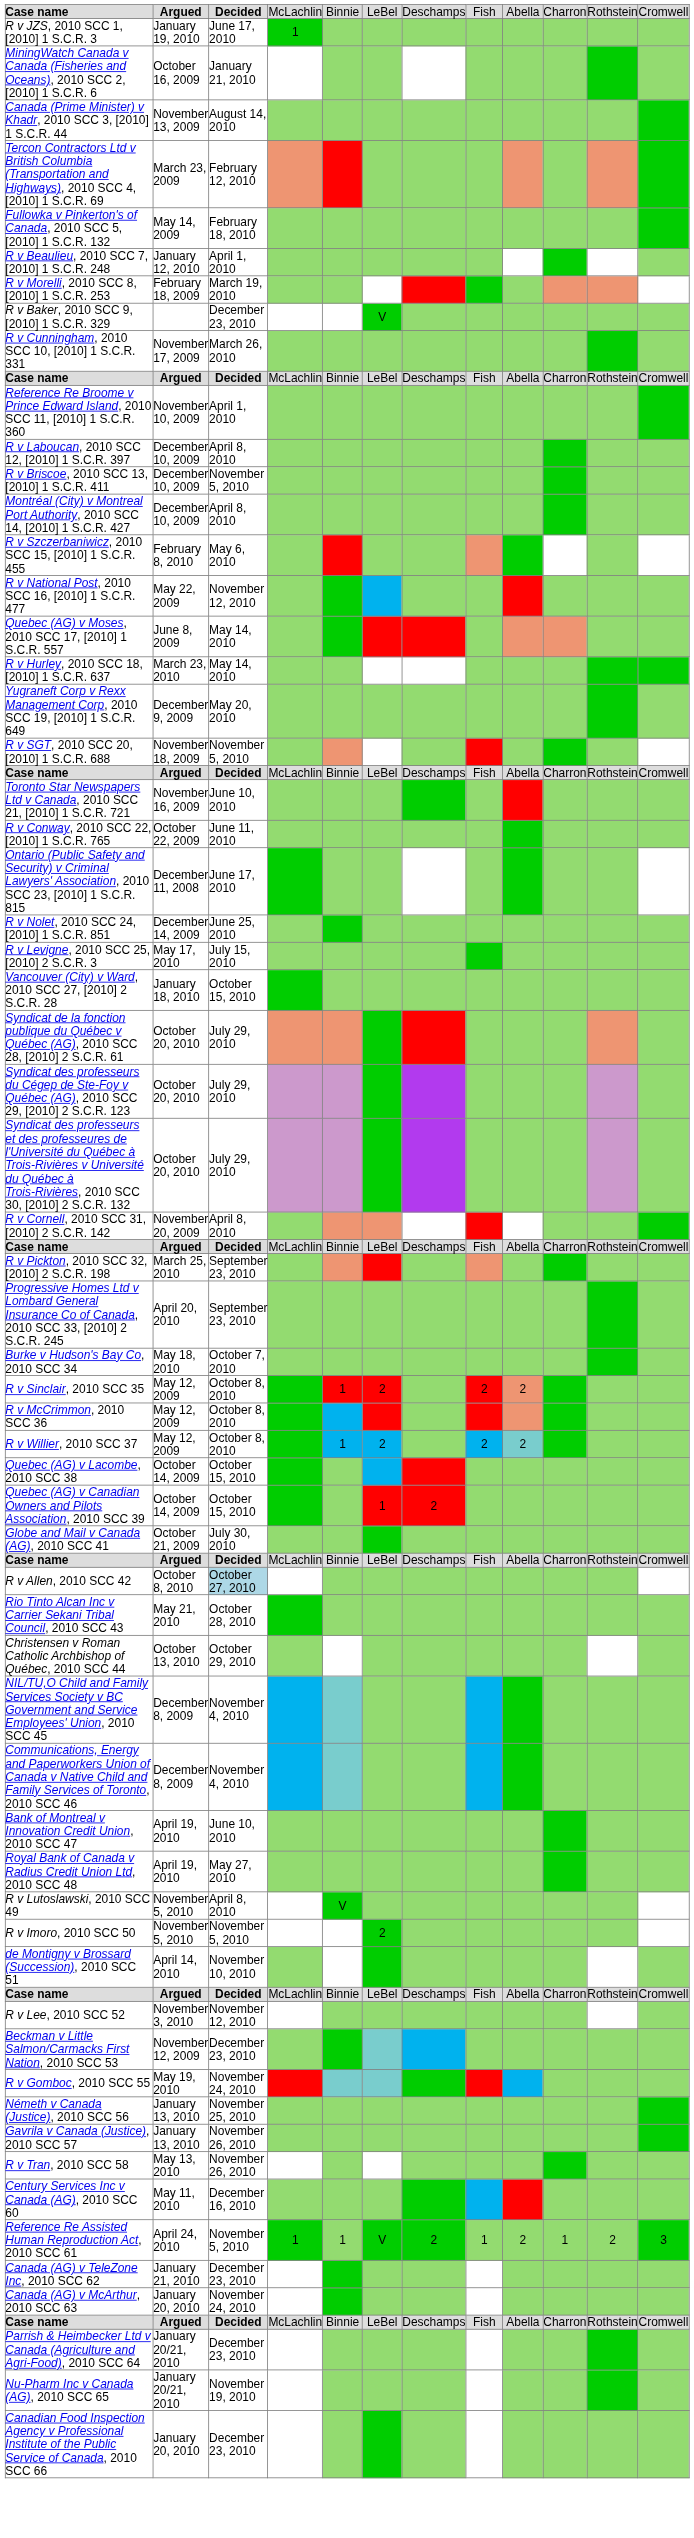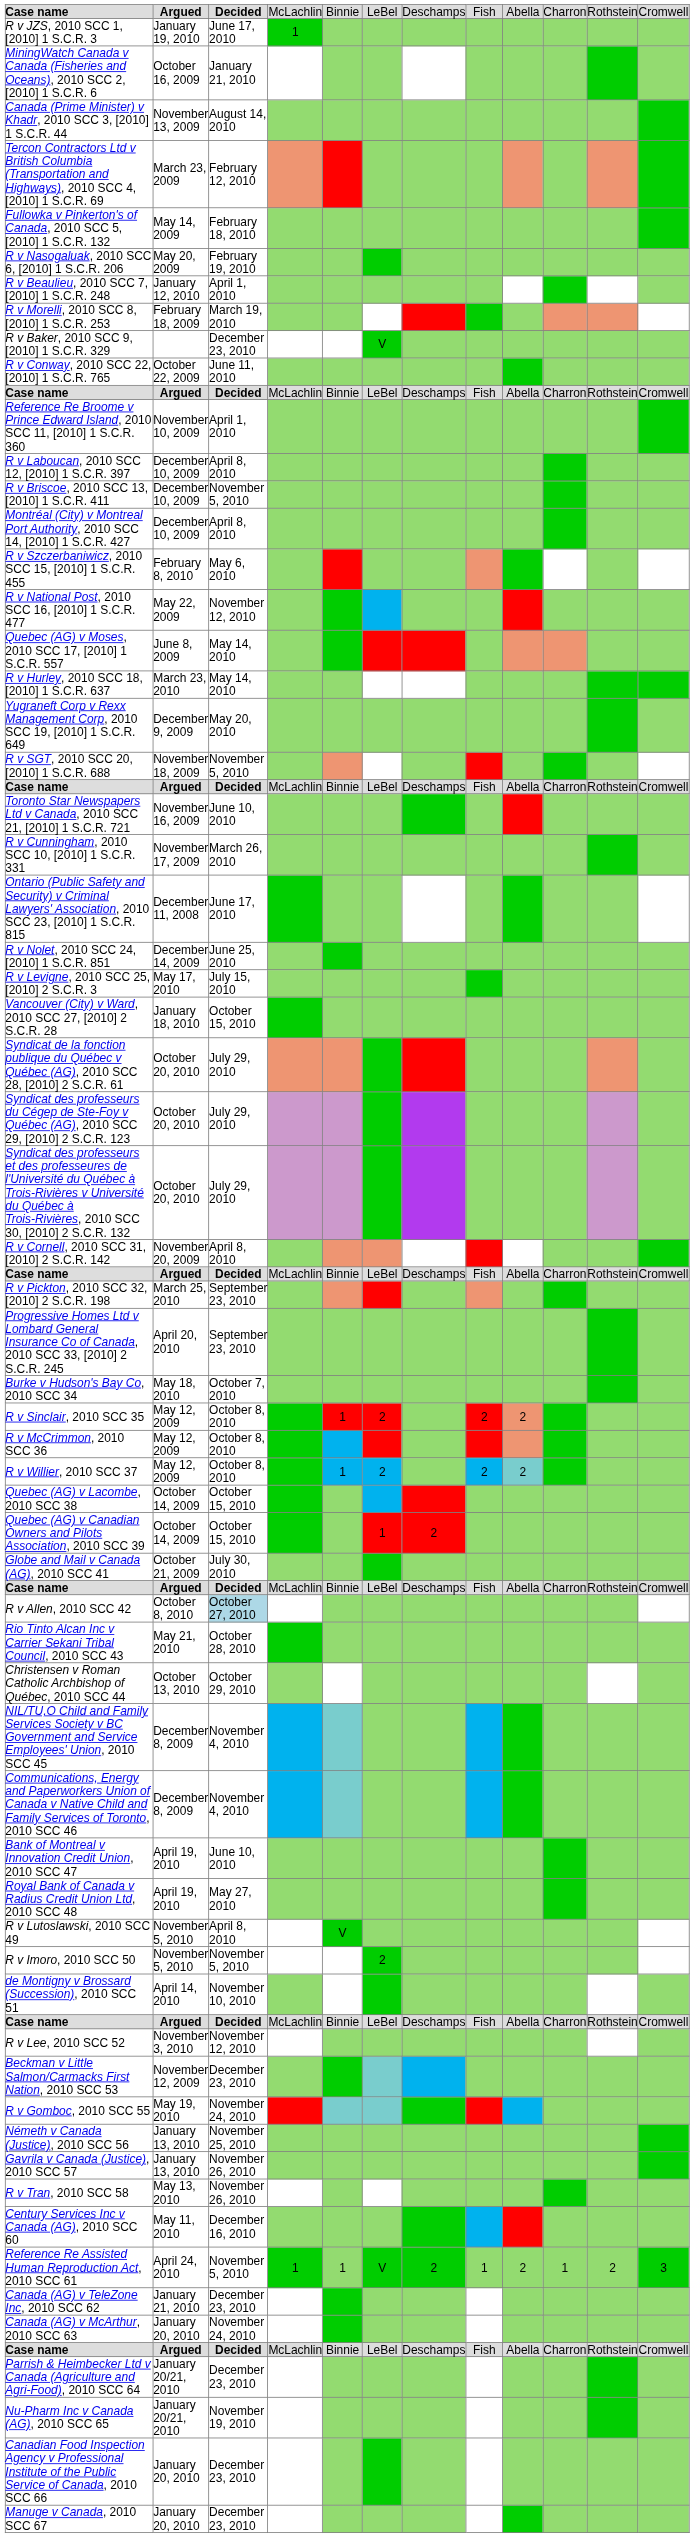+ row: (78, 262)
rows swapped: (70, 351) <-> (78, 834)
+ row: (71, 2519)
